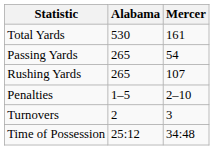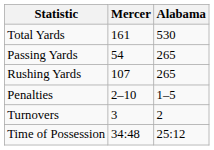columns swapped: (186, 14) <-> (136, 14)
